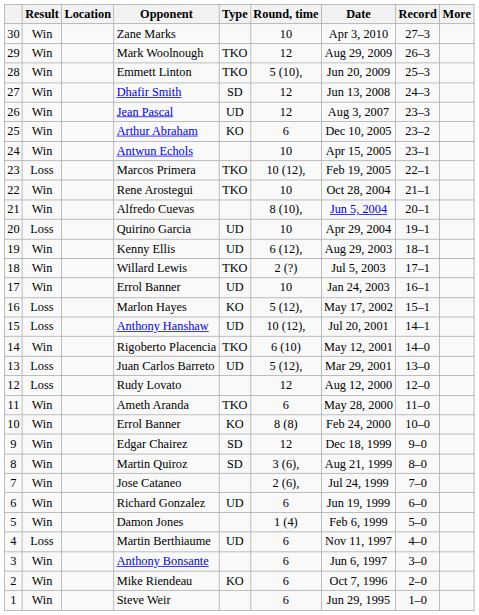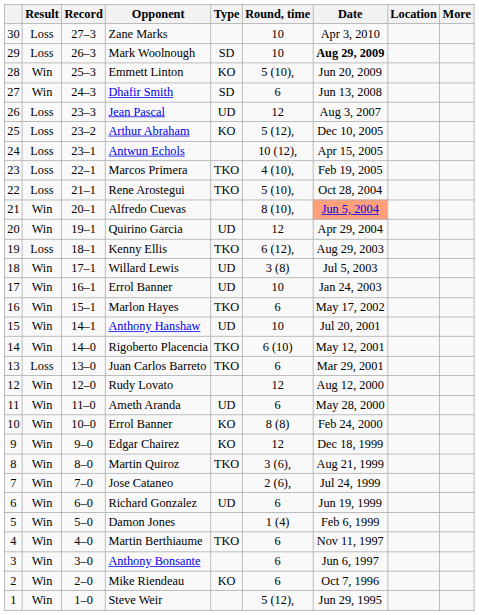columns swapped: (418, 14) <-> (88, 14)
(42, 33) Win -> (42, 33) Loss
(42, 53) Win -> (42, 53) Loss
(235, 53) TKO -> (227, 53) SD
(286, 53) 12 -> (278, 53) 10
(358, 53) normal -> (350, 53) bold
(235, 72) TKO -> (227, 72) KO
(286, 92) 12 -> (278, 92) 6
(42, 111) Win -> (42, 111) Loss
(42, 131) Win -> (42, 131) Loss
(286, 131) 6 -> (278, 131) 5 (12),
(42, 151) Win -> (42, 151) Loss
(286, 151) 10 -> (278, 151) 10 (12),
(286, 170) 10 (12), -> (278, 170) 4 (10),
(42, 190) Win -> (42, 190) Loss
(286, 190) 10 -> (278, 190) 5 (10),
(358, 209) no background -> (350, 209) lightsalmon background
(42, 229) Loss -> (42, 229) Win
(286, 229) 10 -> (278, 229) 12
(42, 248) Win -> (42, 248) Loss
(235, 248) UD -> (227, 248) TKO
(235, 268) TKO -> (227, 268) UD
(286, 268) 2 (?) -> (278, 268) 3 (8)
(42, 307) Loss -> (42, 307) Win
(235, 307) KO -> (227, 307) TKO
(286, 307) 5 (12), -> (278, 307) 6
(42, 326) Loss -> (42, 326) Win
(286, 326) 10 (12), -> (278, 326) 10
(235, 365) UD -> (227, 365) TKO
(286, 365) 5 (12), -> (278, 365) 6
(42, 385) Loss -> (42, 385) Win
(235, 405) TKO -> (227, 405) UD
(235, 444) SD -> (227, 444) KO
(235, 463) SD -> (227, 463) TKO
(42, 541) Loss -> (42, 541) Win
(235, 541) UD -> (227, 541) TKO
(286, 600) 6 -> (278, 600) 5 (12),
